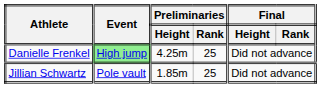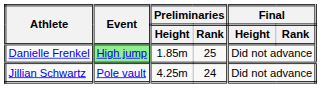(172, 54) 4.25m -> (172, 54) 1.85m
(172, 73) 1.85m -> (172, 73) 4.25m
(210, 73) 25 -> (210, 73) 24
